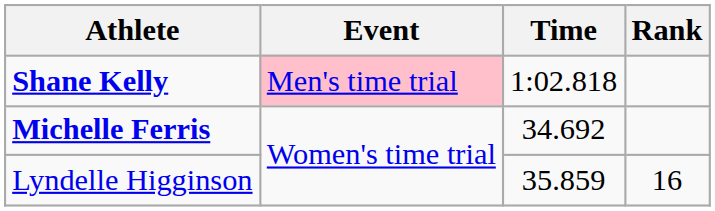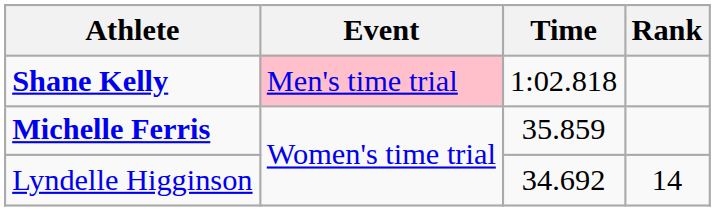(564, 130) 34.692 -> (564, 130) 35.859
(564, 180) 35.859 -> (564, 180) 34.692
(667, 180) 16 -> (667, 180) 14
